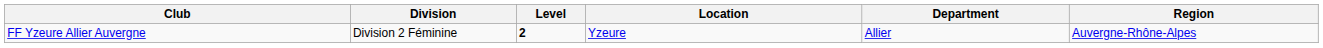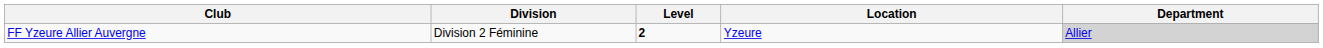- column: (1194, 14)
(878, 33) no background -> (1078, 33) lightgrey background
